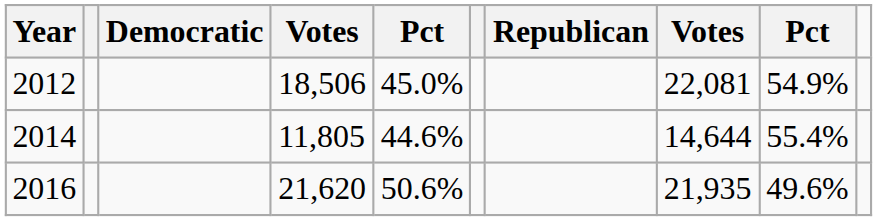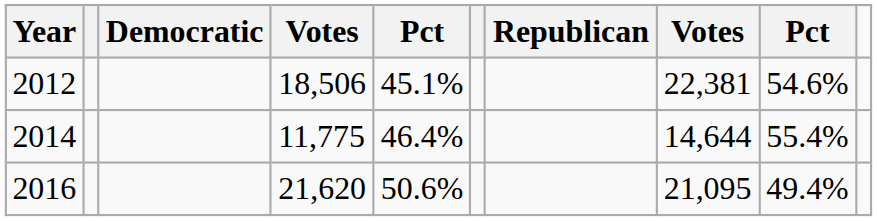(422, 83) 45.0% -> (422, 83) 45.1%
(708, 83) 22,081 -> (708, 83) 22,381
(807, 83) 54.9% -> (807, 83) 54.6%
(322, 136) 11,805 -> (322, 136) 11,775
(422, 136) 44.6% -> (422, 136) 46.4%
(708, 188) 21,935 -> (708, 188) 21,095
(807, 188) 49.6% -> (807, 188) 49.4%
